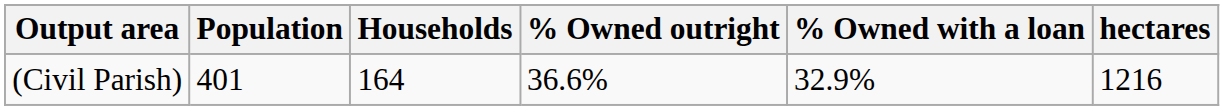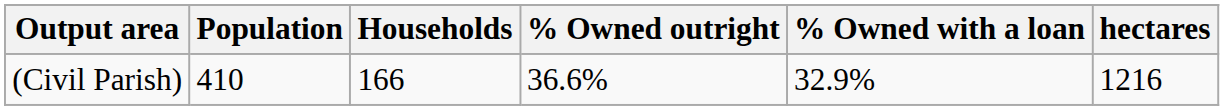(220, 79) 401 -> (220, 79) 410
(381, 79) 164 -> (381, 79) 166
